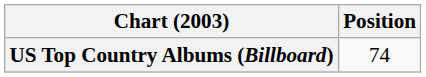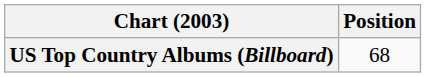(380, 54) 74 -> (380, 54) 68
